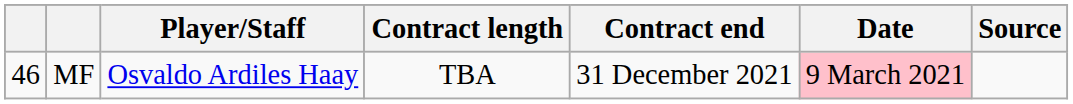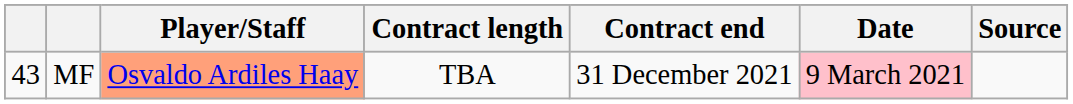(26, 74) 46 -> (26, 74) 43
(233, 74) no background -> (233, 74) lightsalmon background
